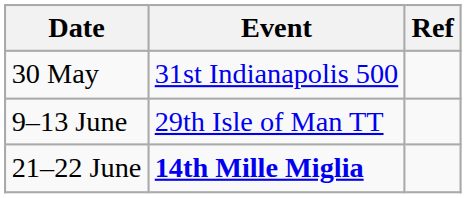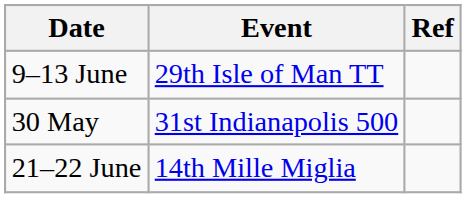rows swapped: (55, 74) <-> (69, 120)
(259, 167) bold -> (255, 167) normal
